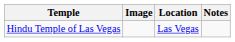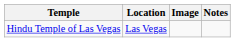columns swapped: (178, 12) <-> (139, 12)
